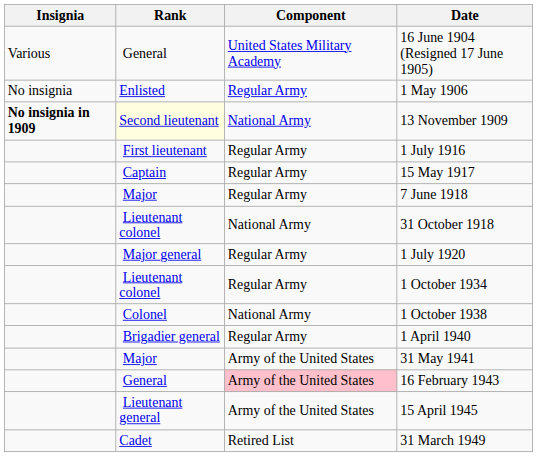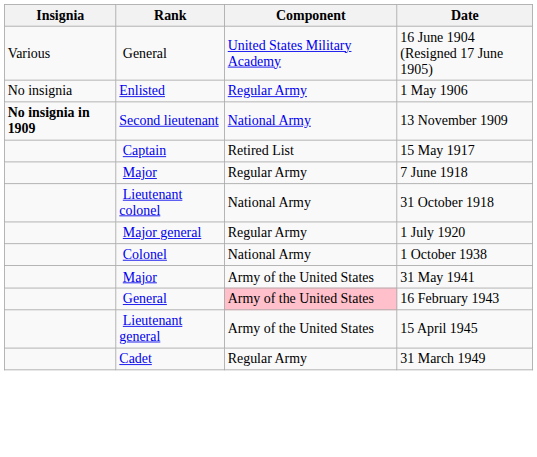(169, 120) lightyellow background -> (169, 120) no background
- row: (433, 150)
(267, 172) Regular Army -> (261, 150) Retired List
- row: (444, 284)
- row: (436, 336)
(261, 440) Retired List -> (267, 358) Regular Army
